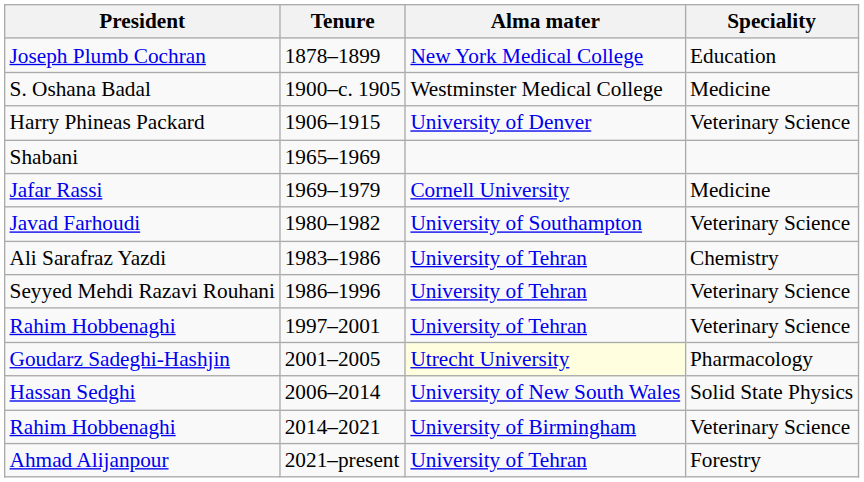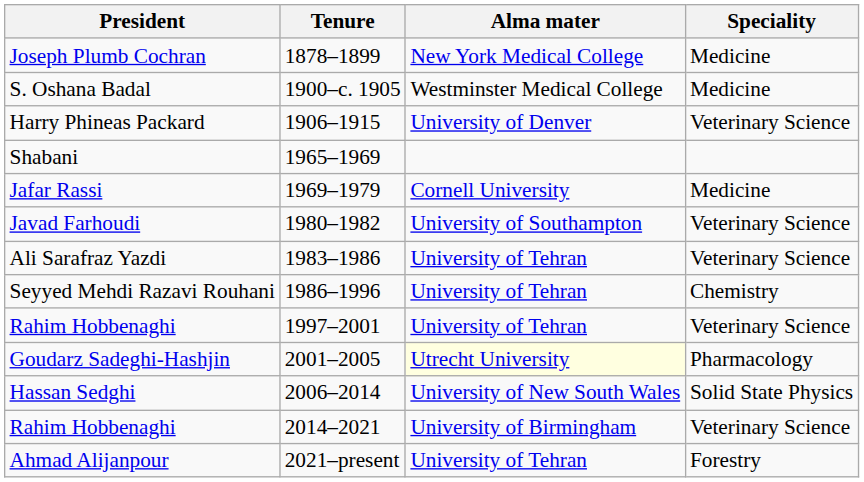(733, 55) Education -> (730, 55) Medicine
(734, 257) Chemistry -> (770, 257) Veterinary Science
(770, 291) Veterinary Science -> (734, 291) Chemistry
